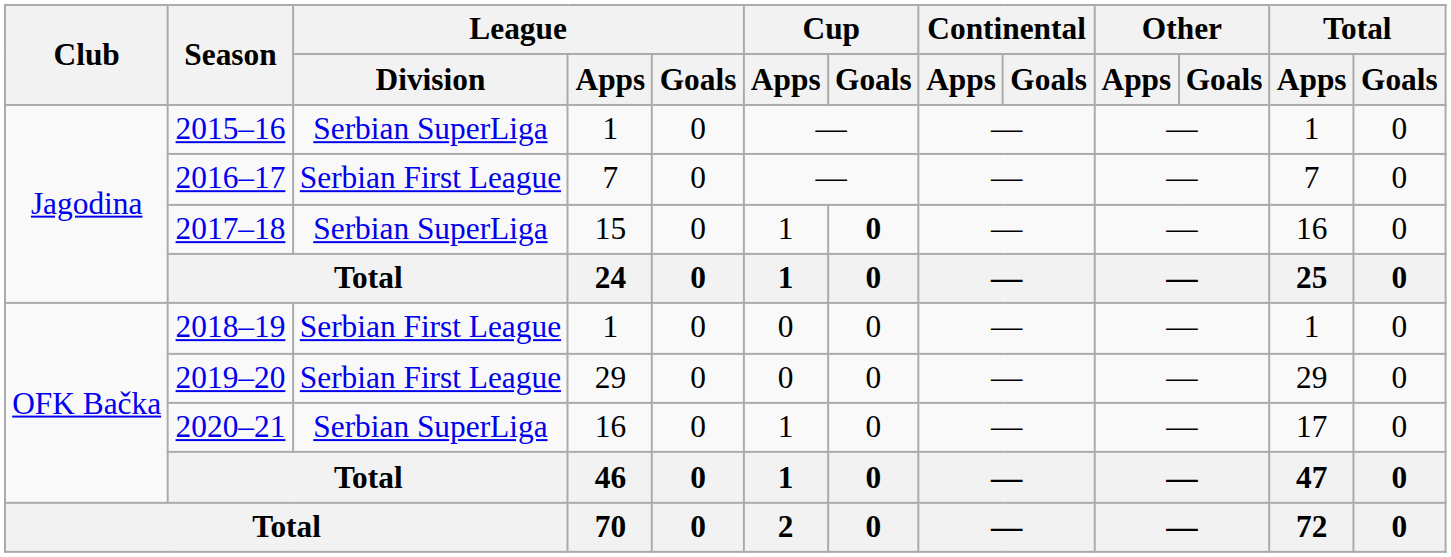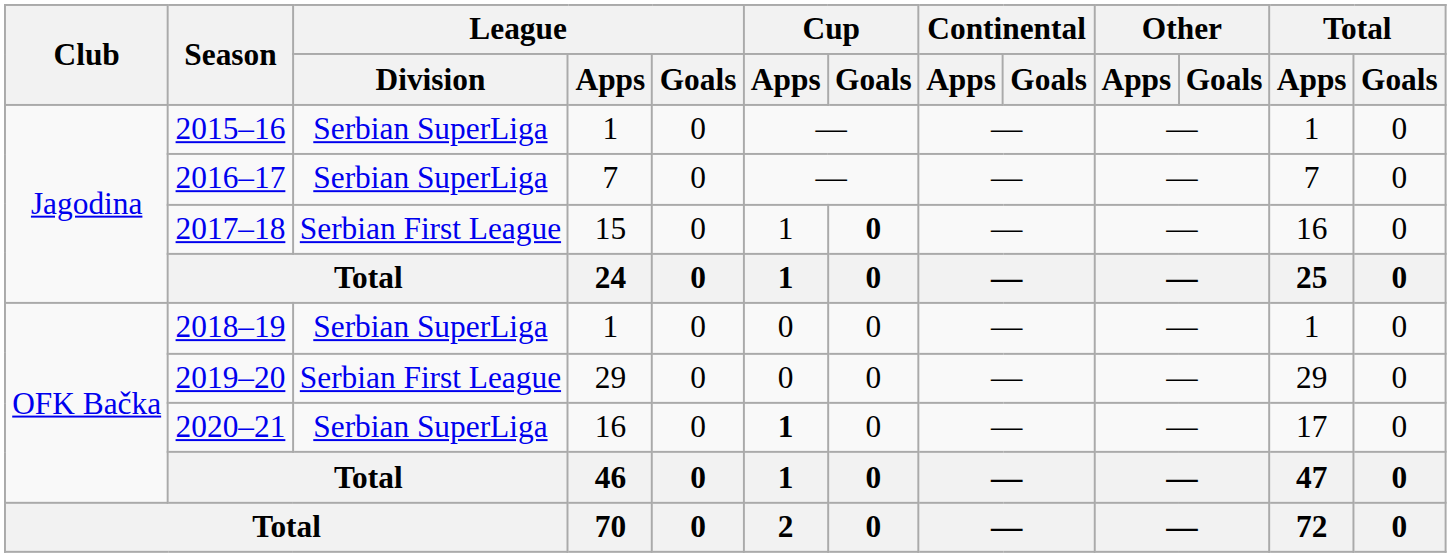(430, 178) Serbian First League -> (430, 178) Serbian SuperLiga
(430, 228) Serbian SuperLiga -> (430, 228) Serbian First League
(430, 327) Serbian First League -> (430, 327) Serbian SuperLiga
(786, 427) normal -> (786, 427) bold
